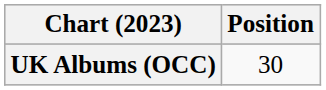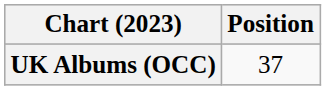(271, 64) 30 -> (271, 64) 37
